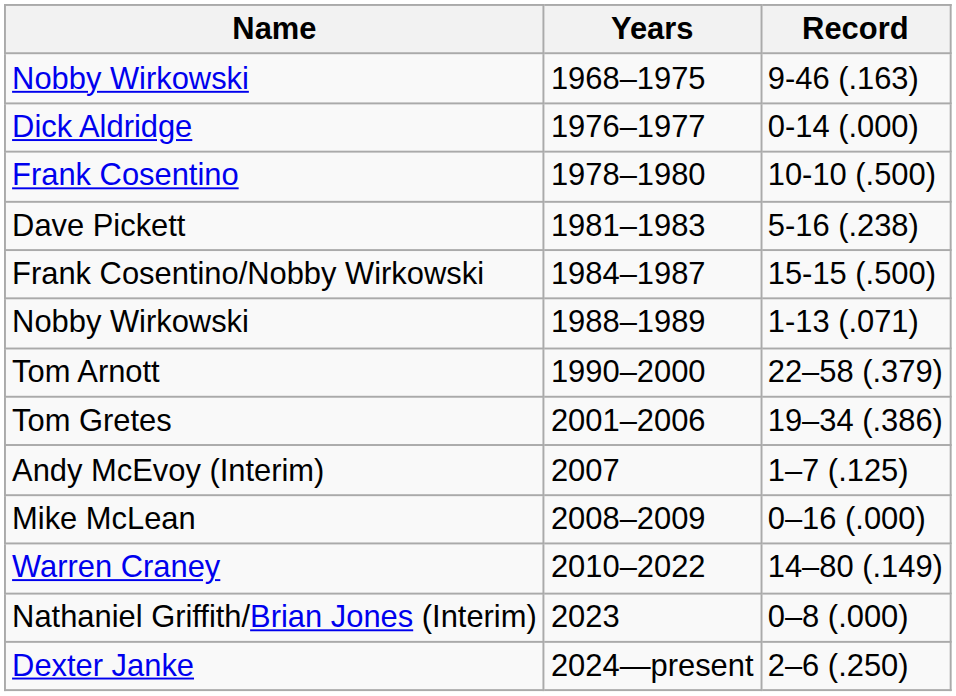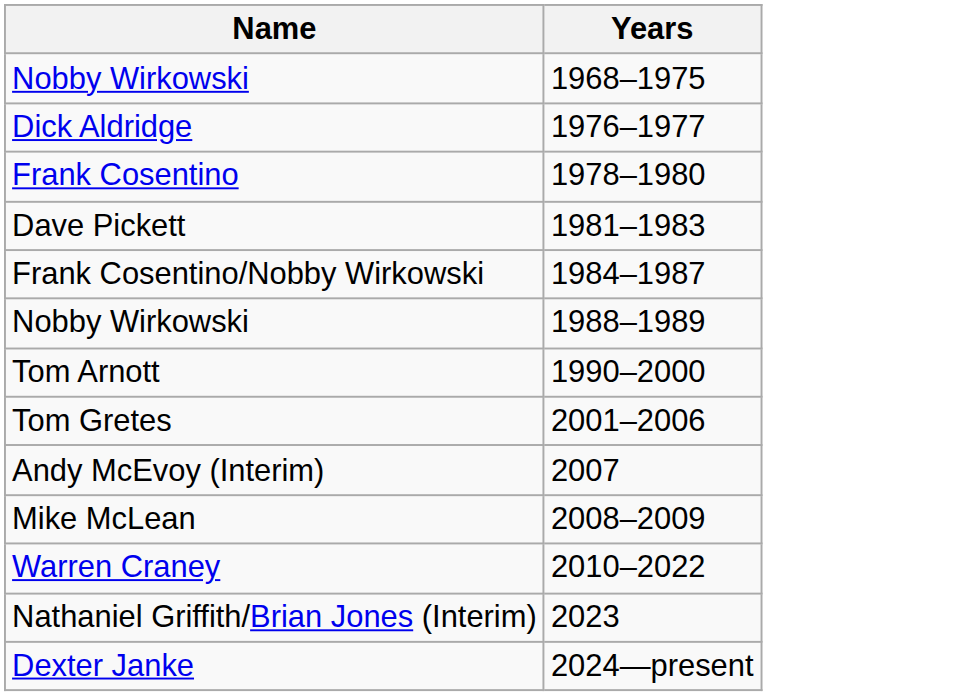- column: (855, 28)
